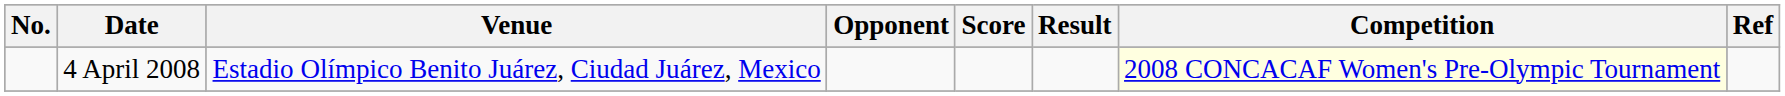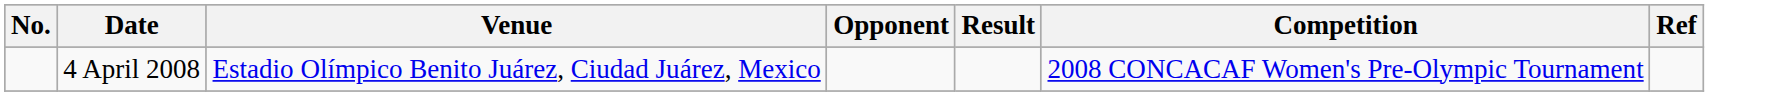- column: (993, 25)
(1422, 68) lightyellow background -> (1346, 68) no background
